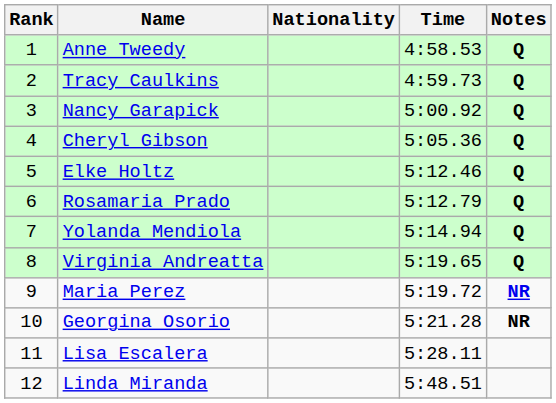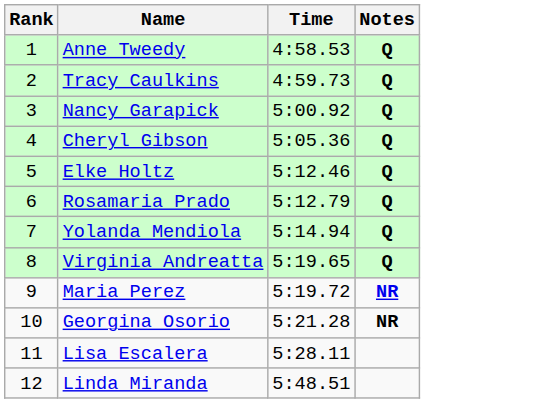- column: (334, 20)
